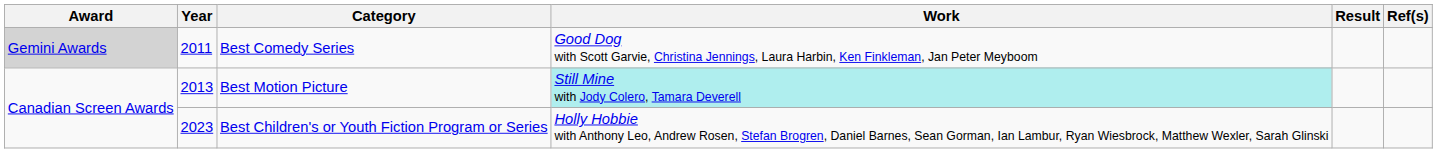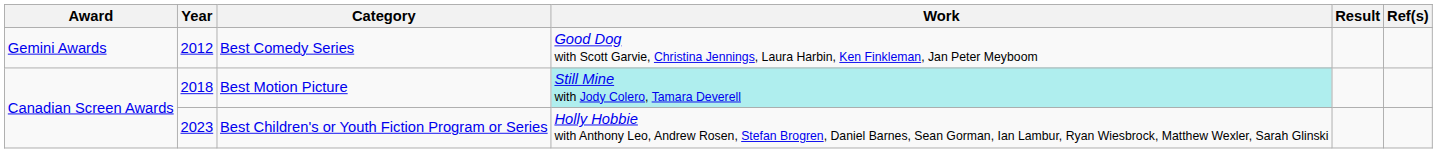(57, 47) lightgrey background -> (57, 47) no background
(196, 47) 2011 -> (197, 47) 2012
(197, 87) 2013 -> (197, 87) 2018
